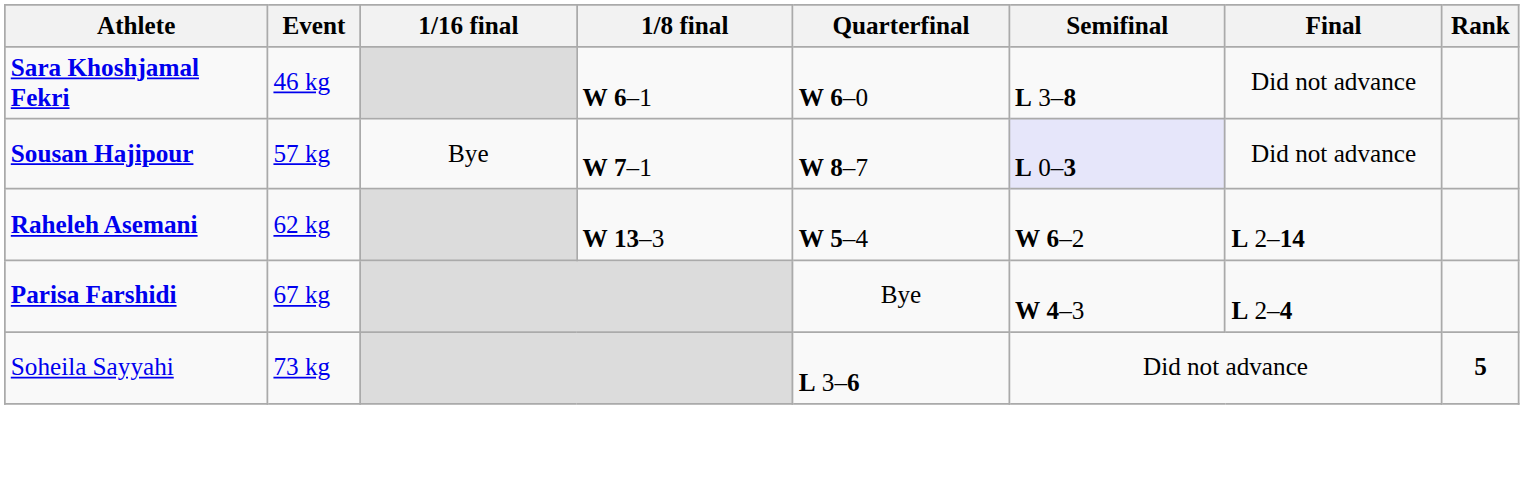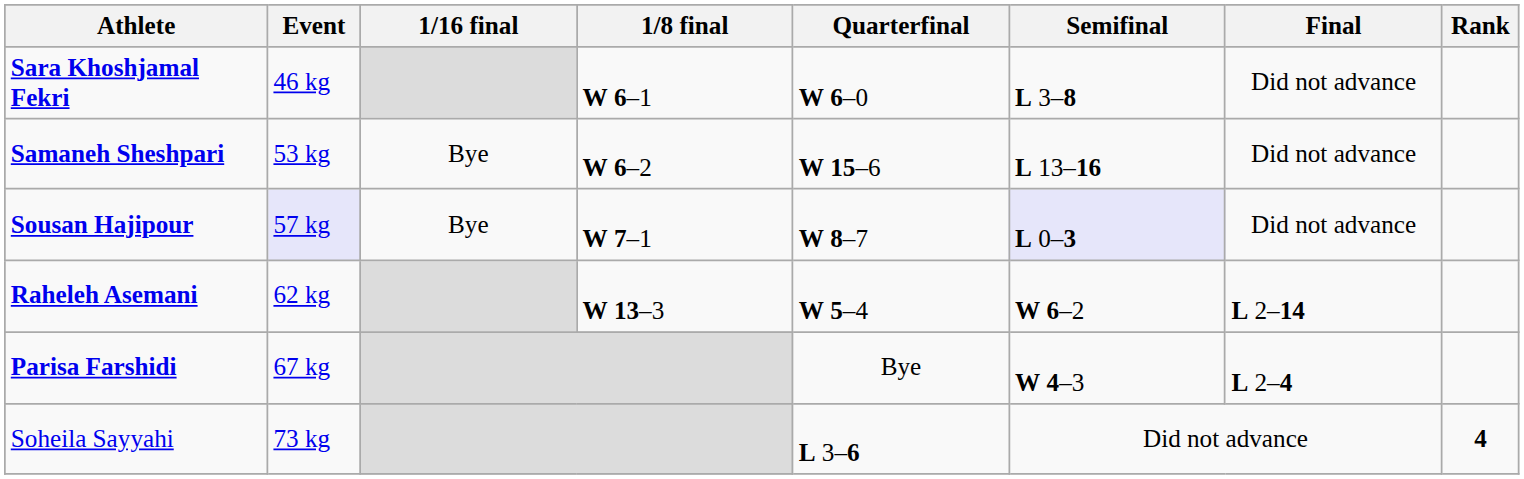+ row: (118, 153)
(302, 153) no background -> (302, 224) lavender background
(1480, 367) 5 -> (1480, 438) 4
